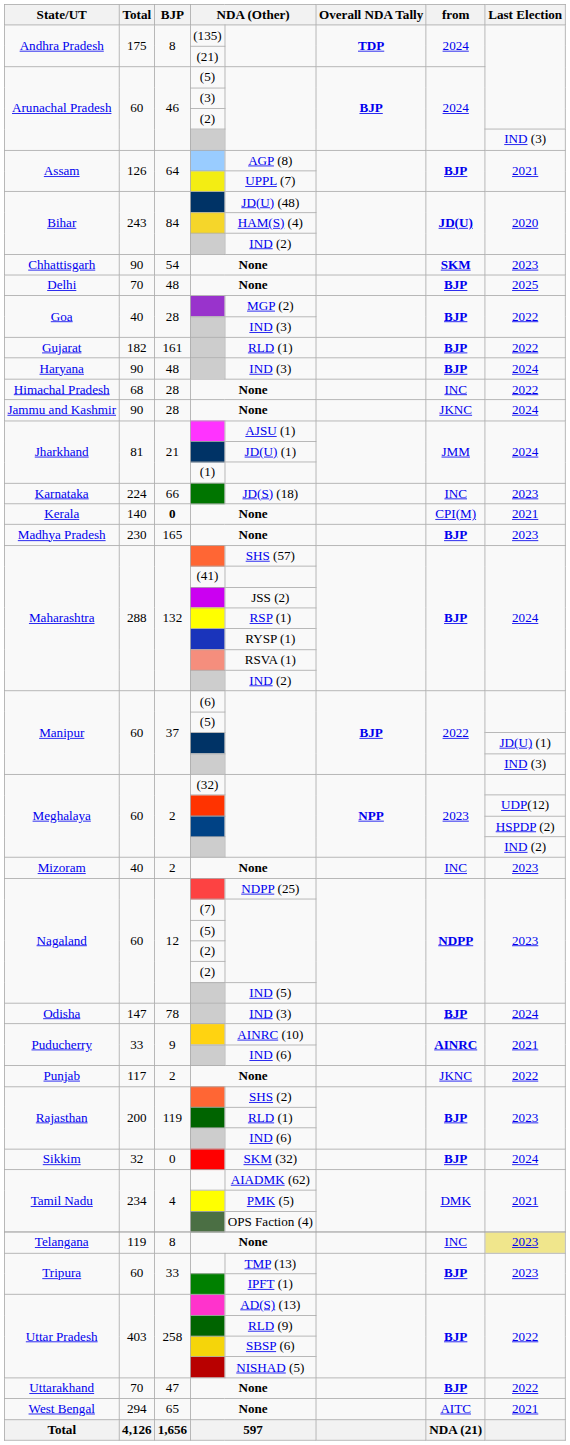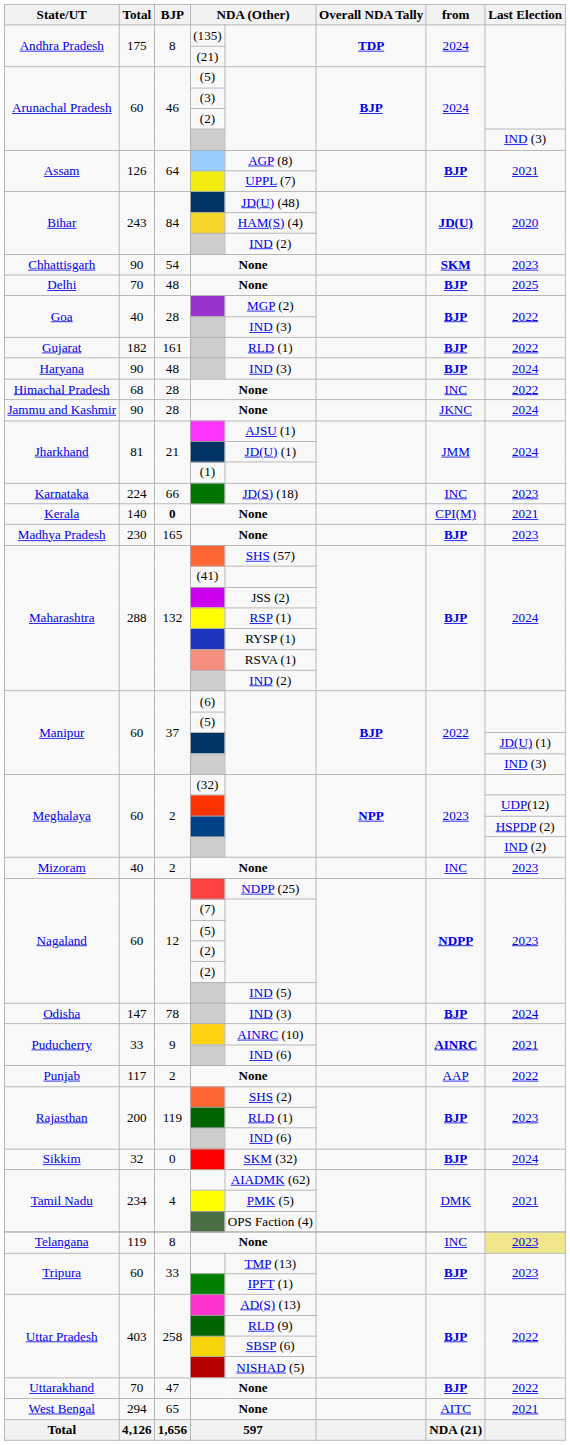(456, 1076) JKNC -> (456, 1076) AAP
